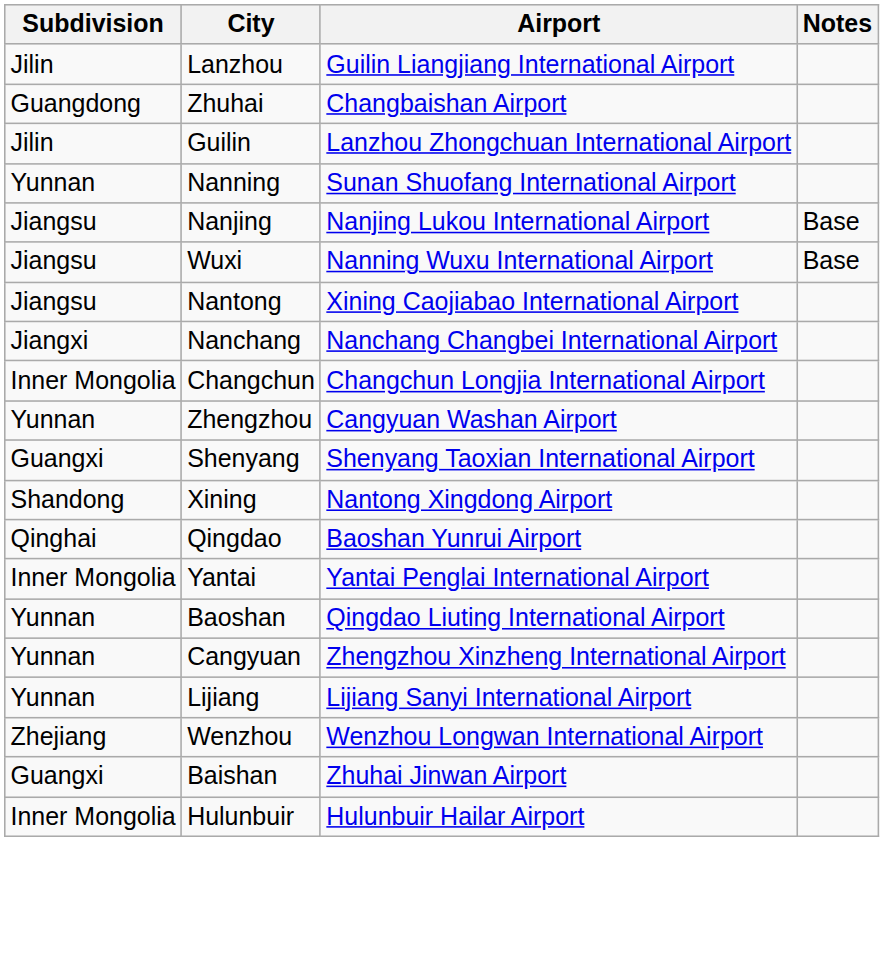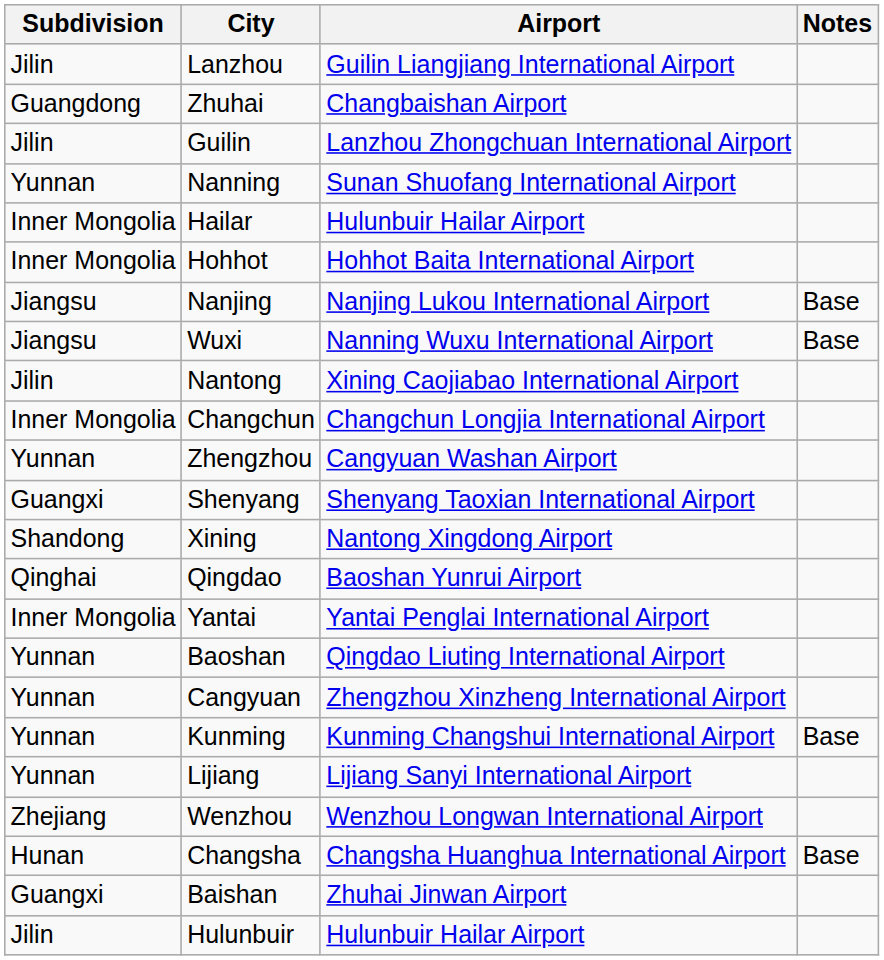+ row: (220, 222)
+ row: (227, 261)
(54, 301) Jiangsu -> (32, 380) Jilin
- row: (244, 340)
+ row: (236, 736)
+ row: (244, 855)
(93, 815) Inner Mongolia -> (32, 934) Jilin
